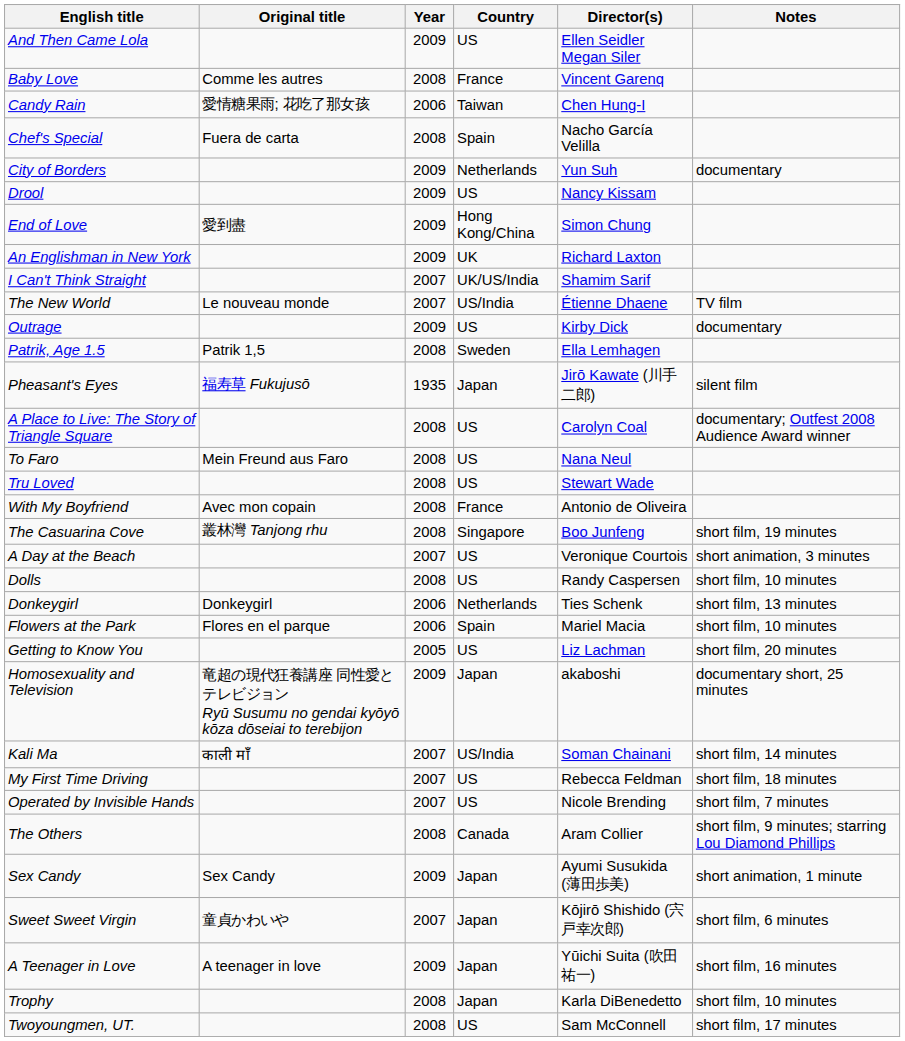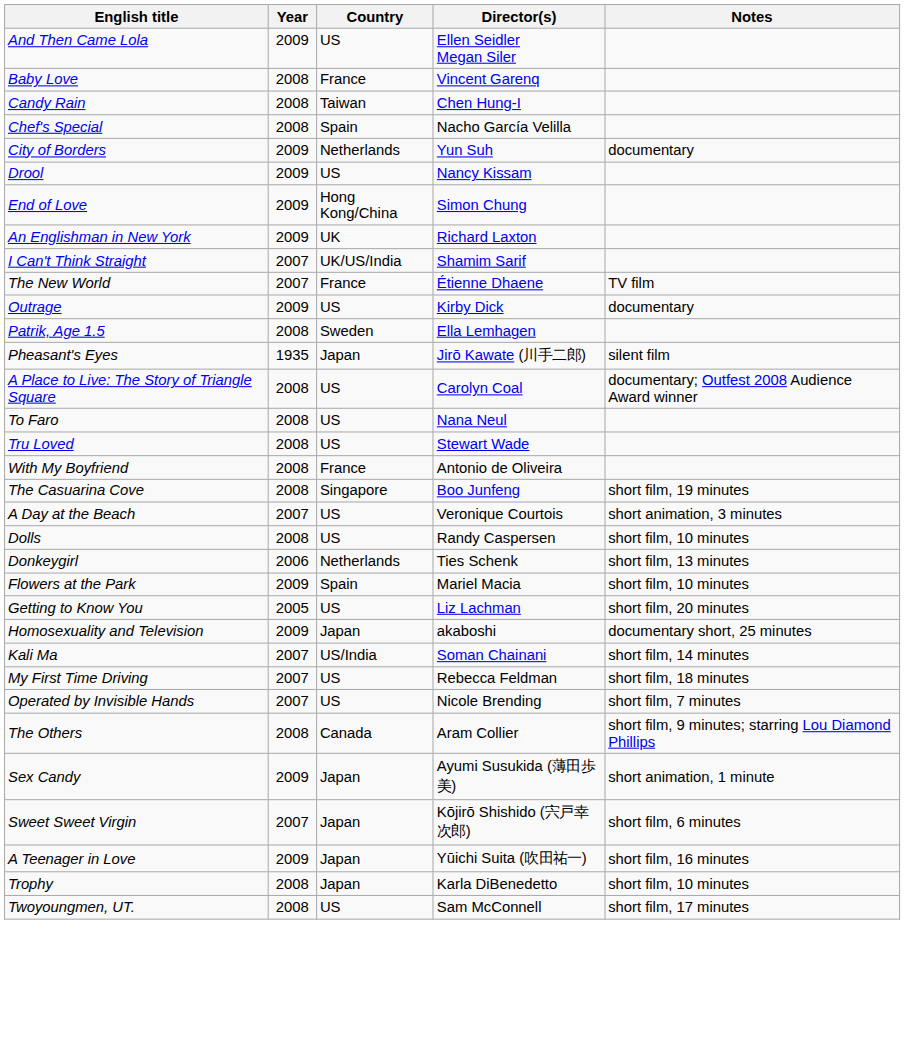- column: (302, 17)
(429, 105) 2006 -> (292, 103) 2008
(485, 303) US/India -> (343, 284) France
(429, 627) 2006 -> (292, 585) 2009
